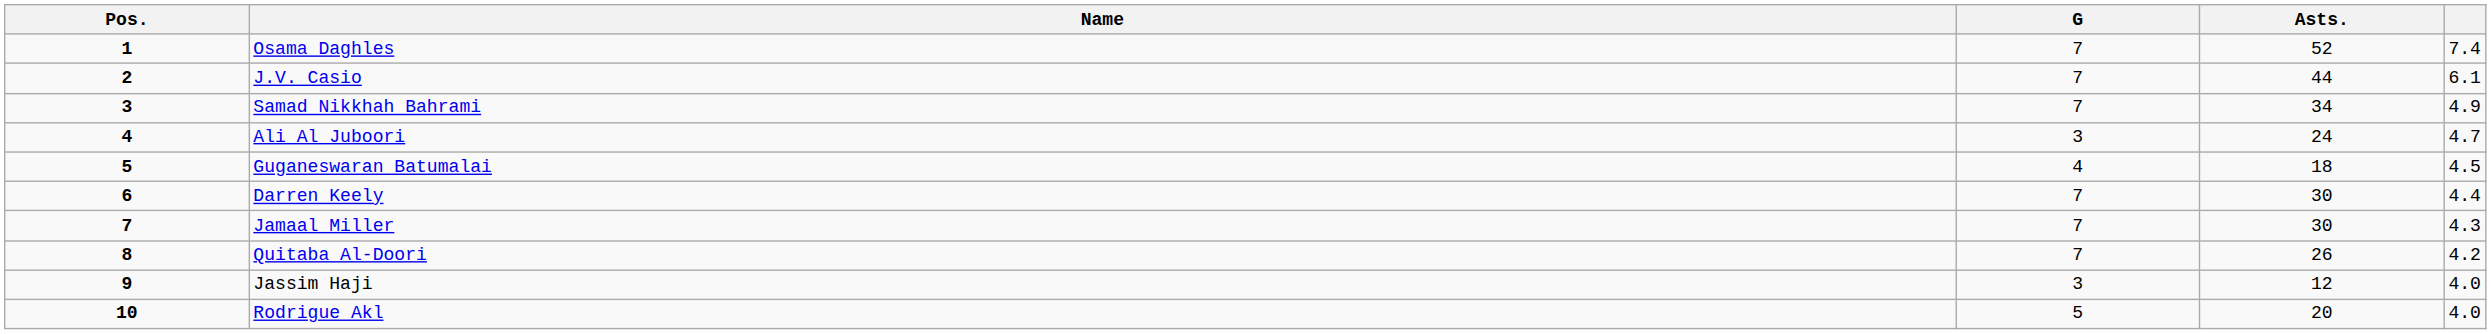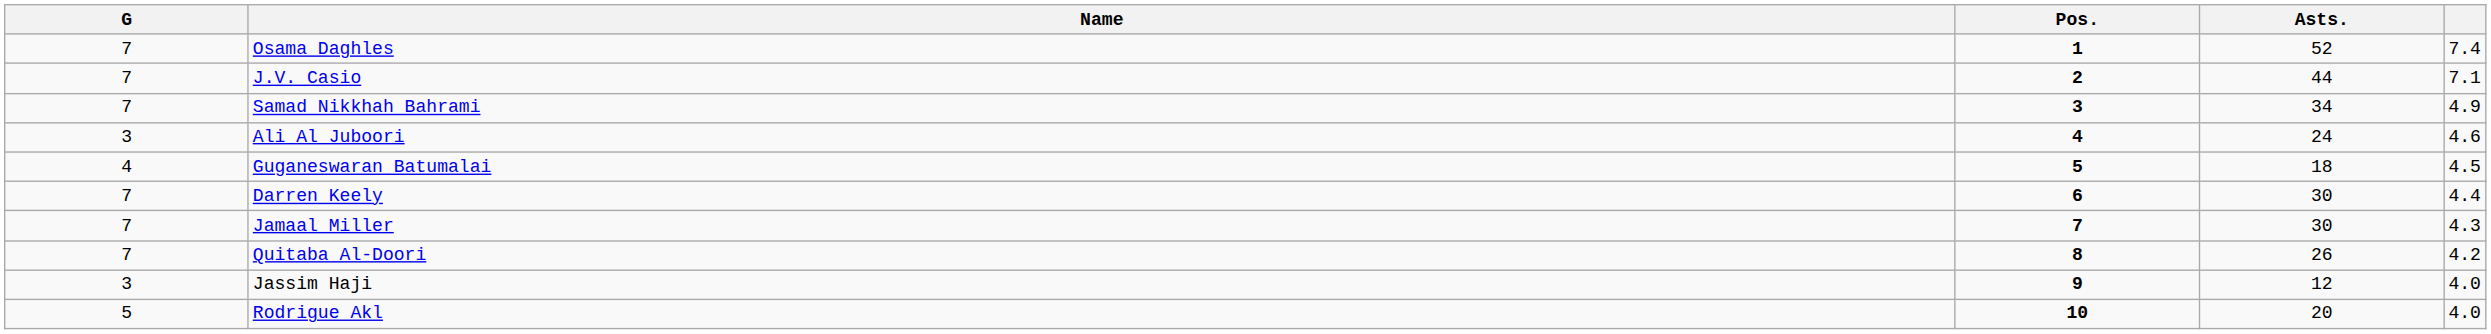columns swapped: (127, 19) <-> (2078, 19)
(2465, 78) 6.1 -> (2465, 78) 7.1
(2465, 137) 4.7 -> (2465, 137) 4.6
